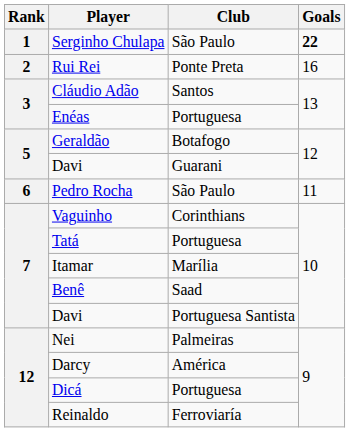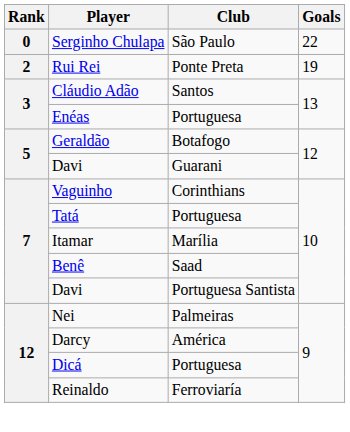(26, 41) 1 -> (26, 41) 0
(310, 41) bold -> (310, 41) normal
(310, 66) 16 -> (310, 66) 19
- row: (92, 191)
